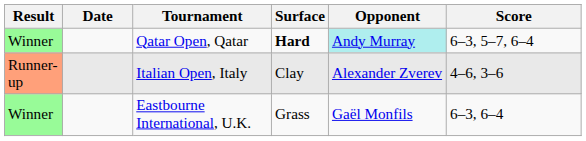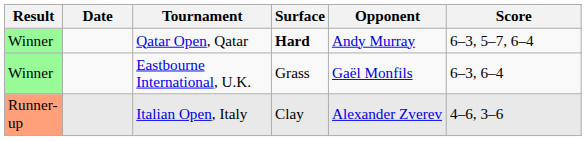(374, 40) paleturquoise background -> (374, 40) no background
rows swapped: (192, 73) <-> (194, 114)
